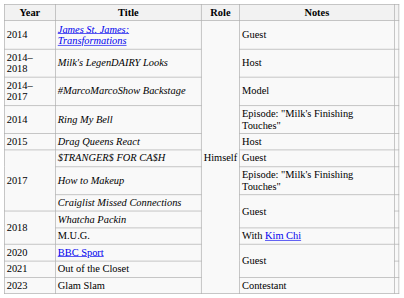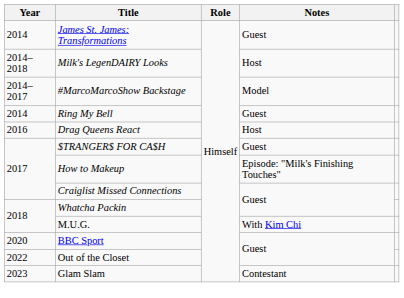(298, 119) Episode: "Milk's Finishing Touches" -> (254, 113) Guest
(17, 142) 2015 -> (17, 130) 2016
(17, 269) 2021 -> (17, 257) 2022
